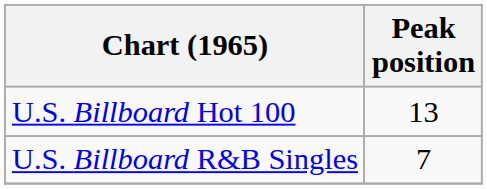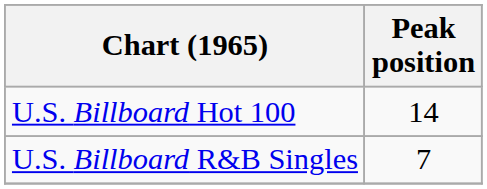(424, 111) 13 -> (424, 111) 14
